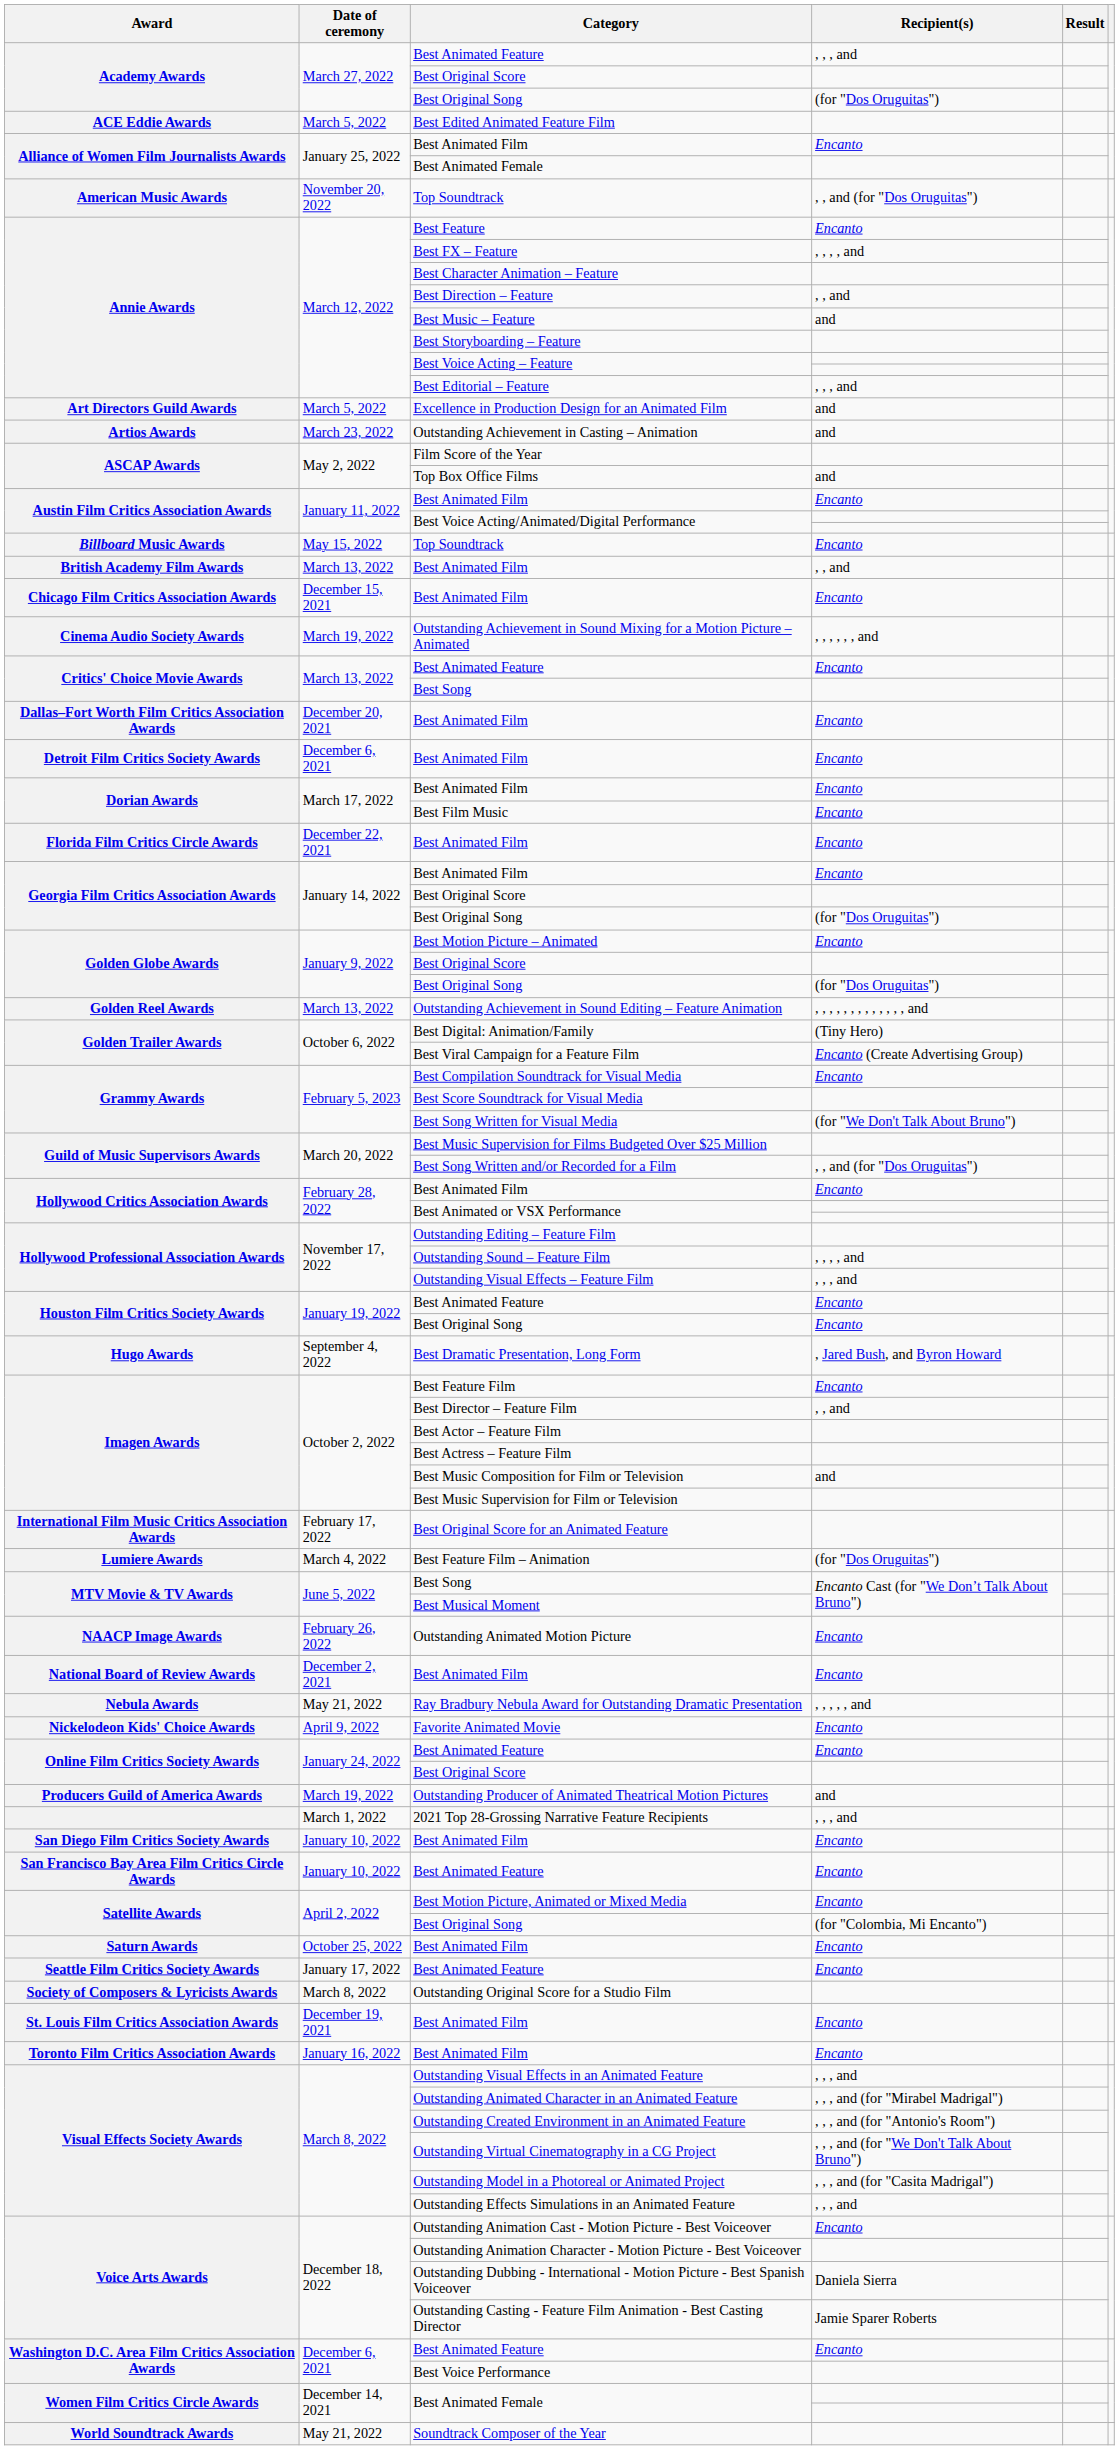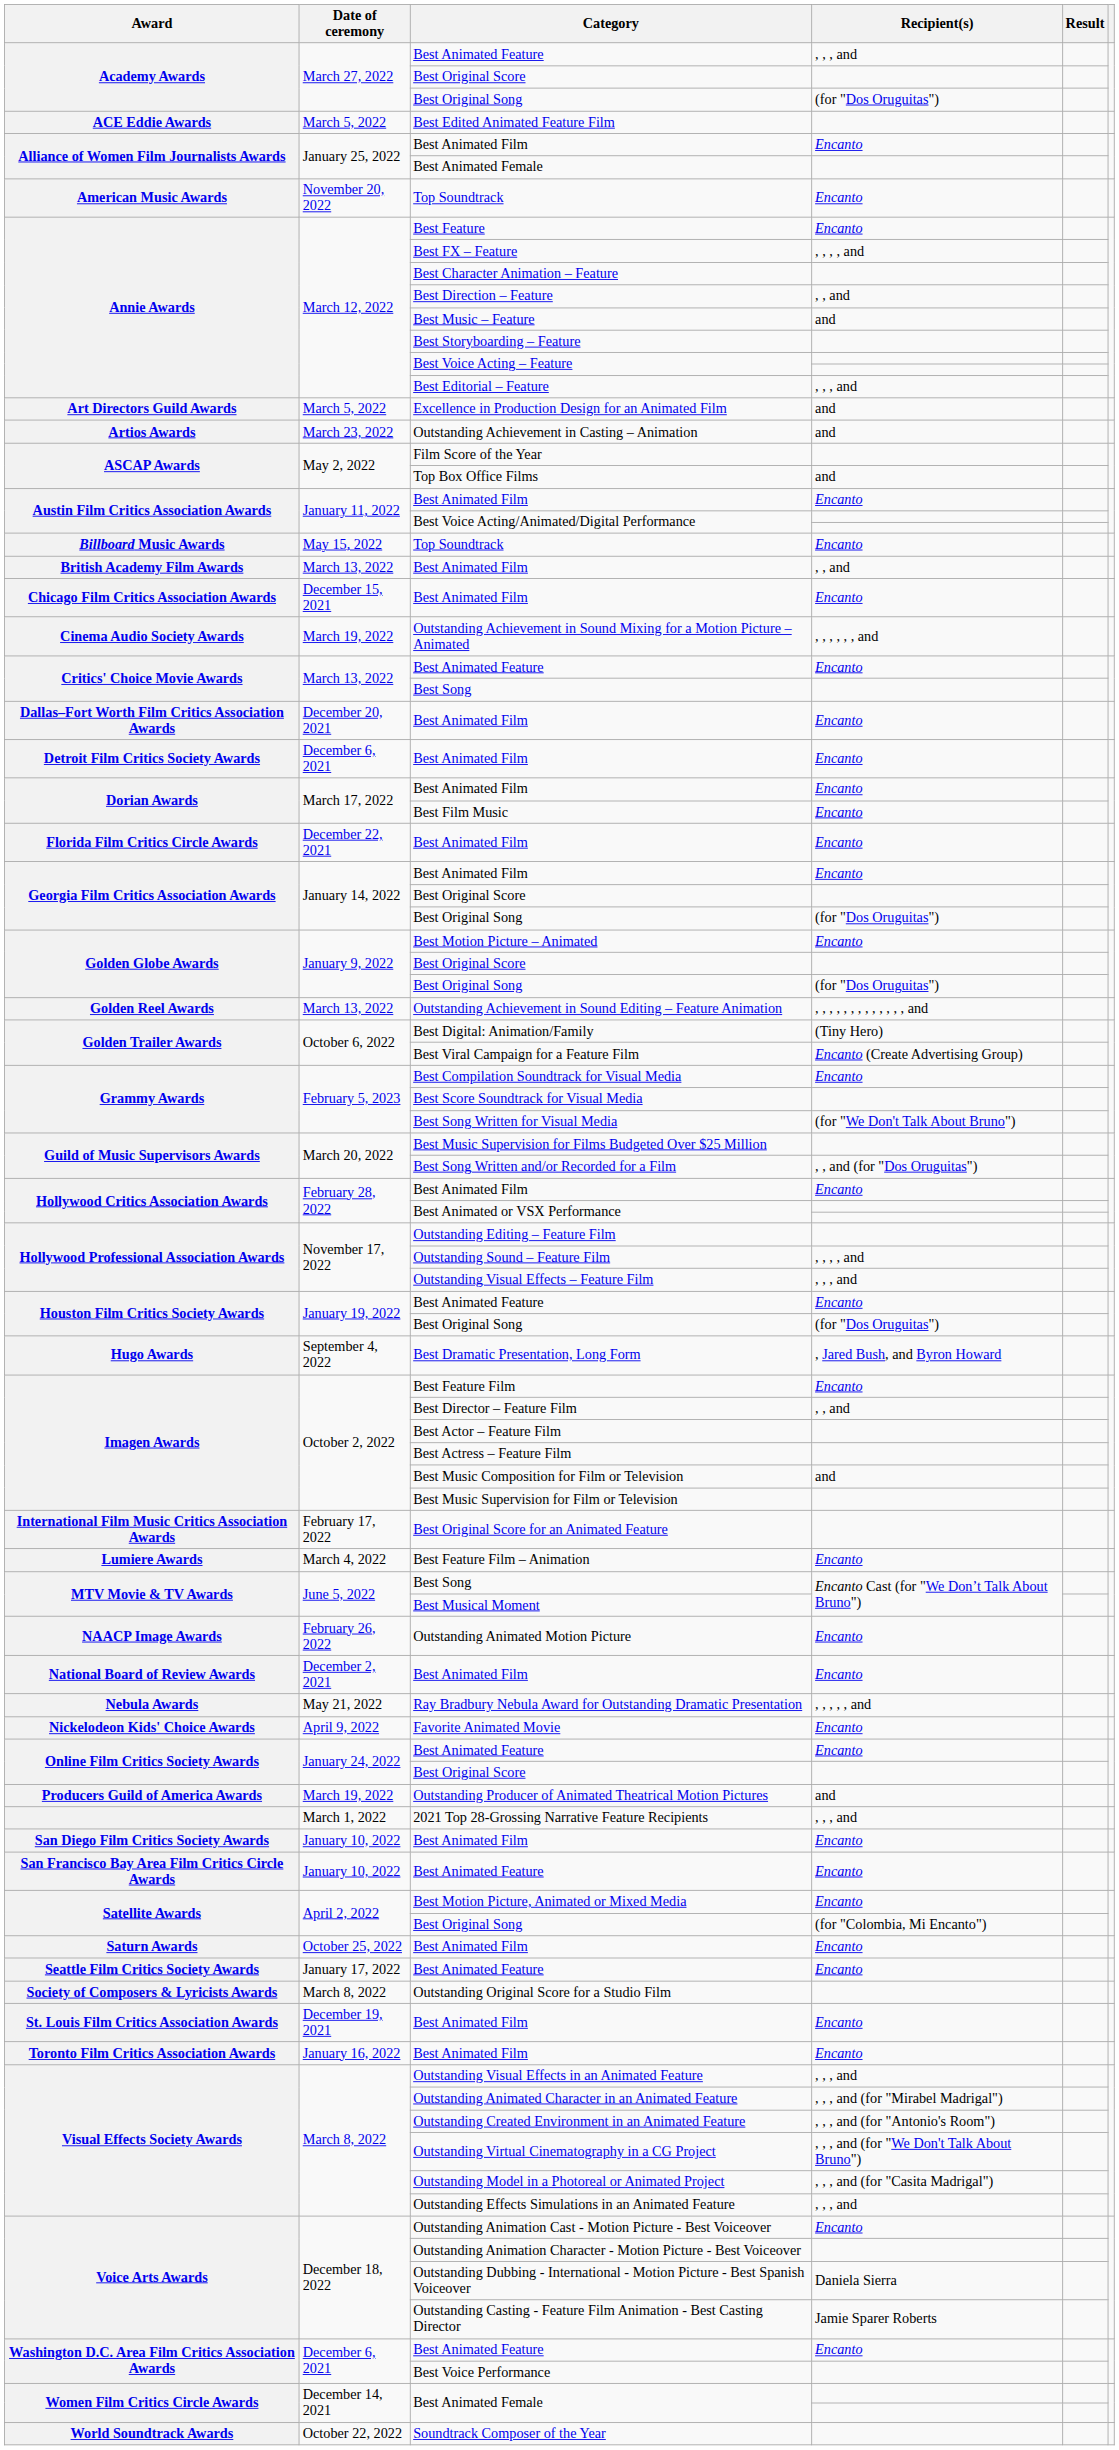(896, 197) , , and (for "Dos Oruguitas") -> (839, 197) Encanto
(839, 1324) Encanto -> (877, 1324) (for "Dos Oruguitas")
(877, 1560) (for "Dos Oruguitas") -> (839, 1560) Encanto
(342, 2433) May 21, 2022 -> (352, 2433) October 22, 2022
